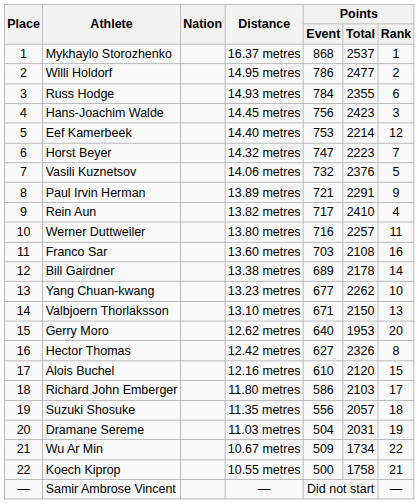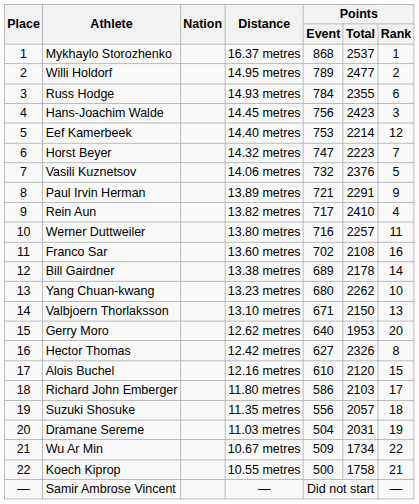(323, 73) 786 -> (323, 73) 789
(323, 251) 703 -> (323, 251) 702
(323, 291) 677 -> (323, 291) 680
